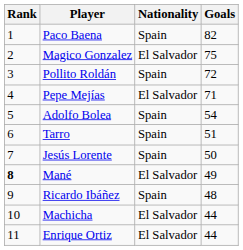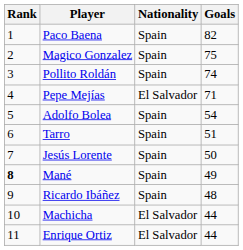(168, 54) El Salvador -> (152, 54) Spain
(211, 74) 72 -> (211, 74) 74
(168, 174) El Salvador -> (152, 174) Spain
